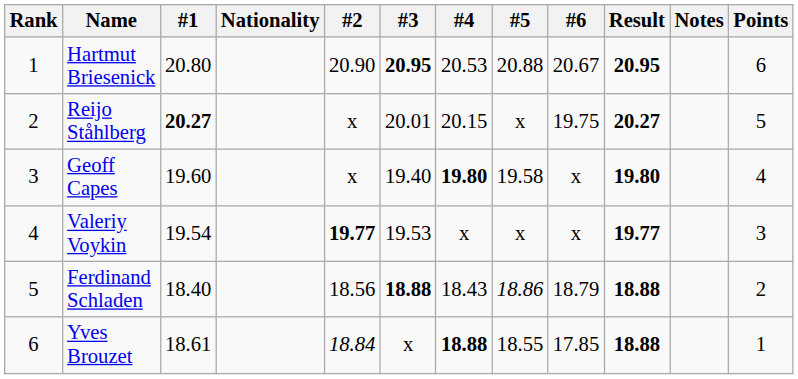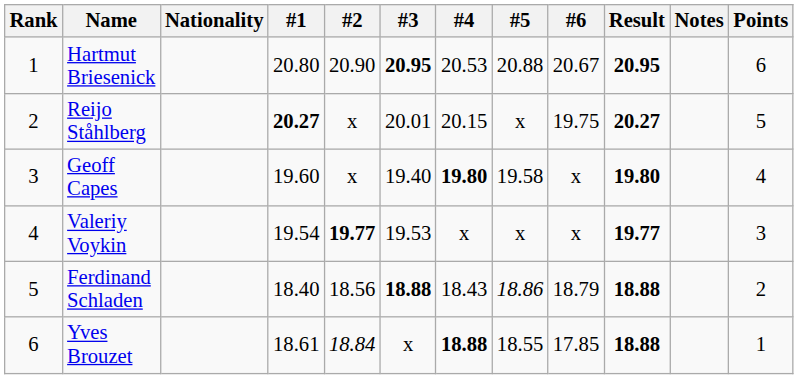columns swapped: (270, 20) <-> (188, 20)
